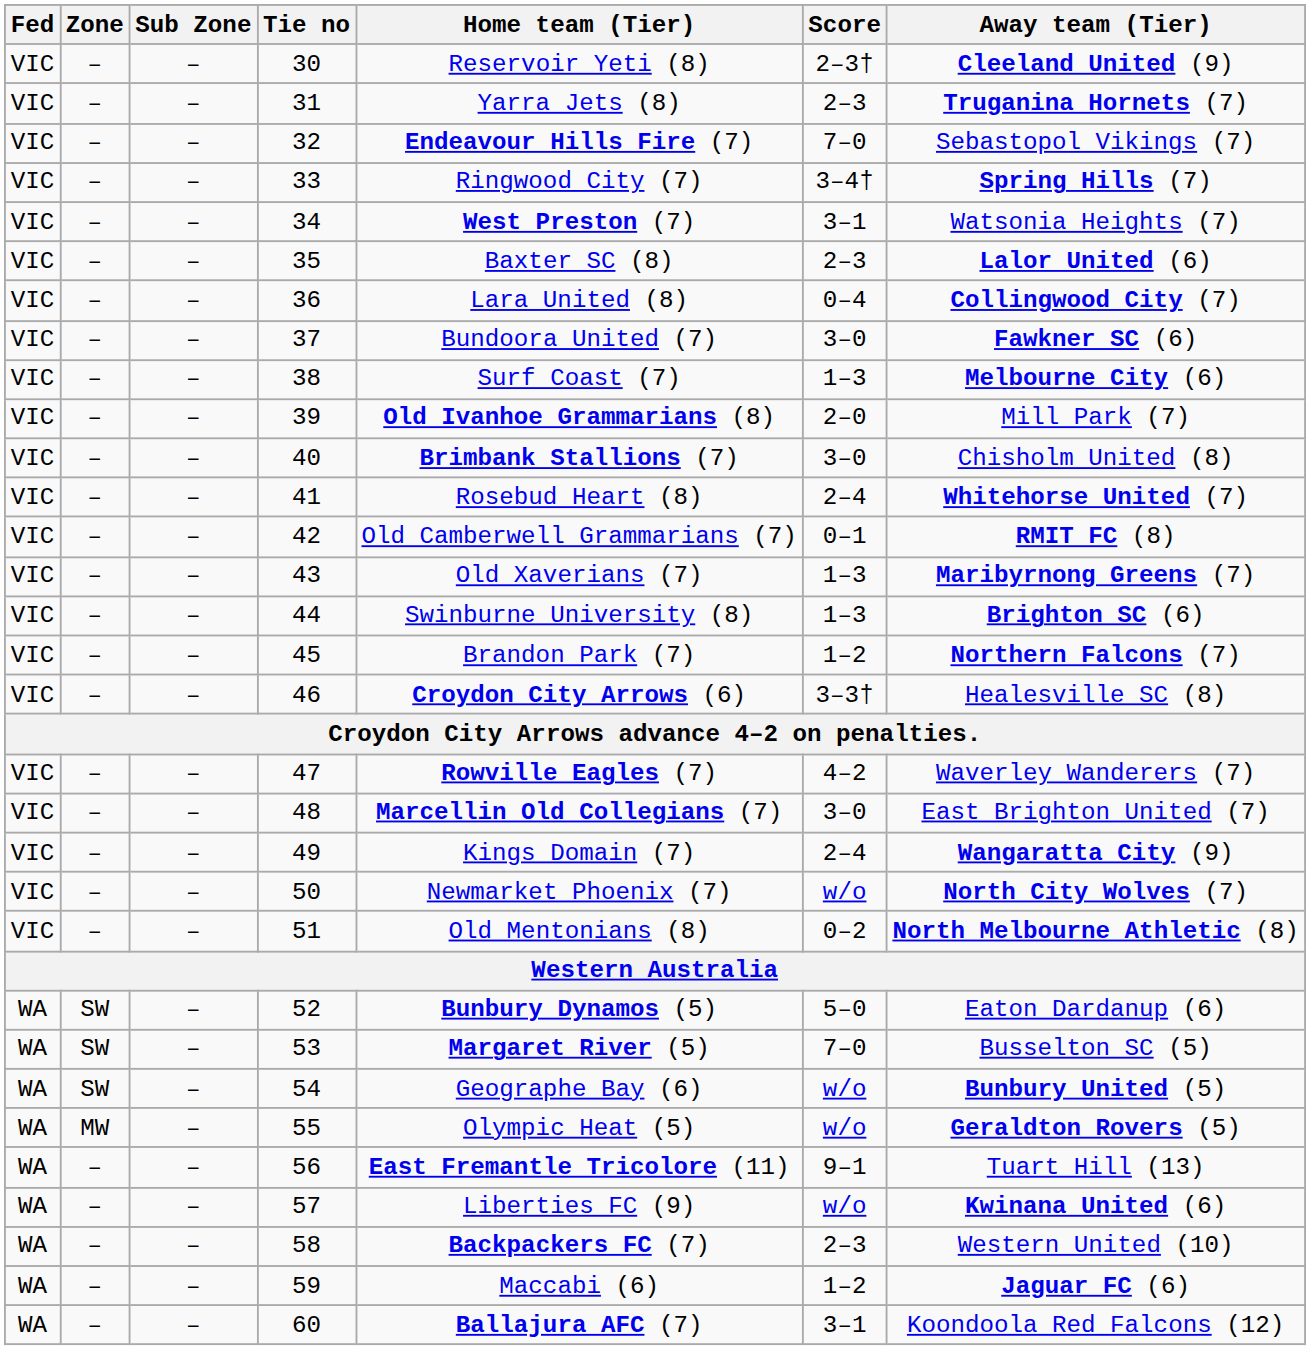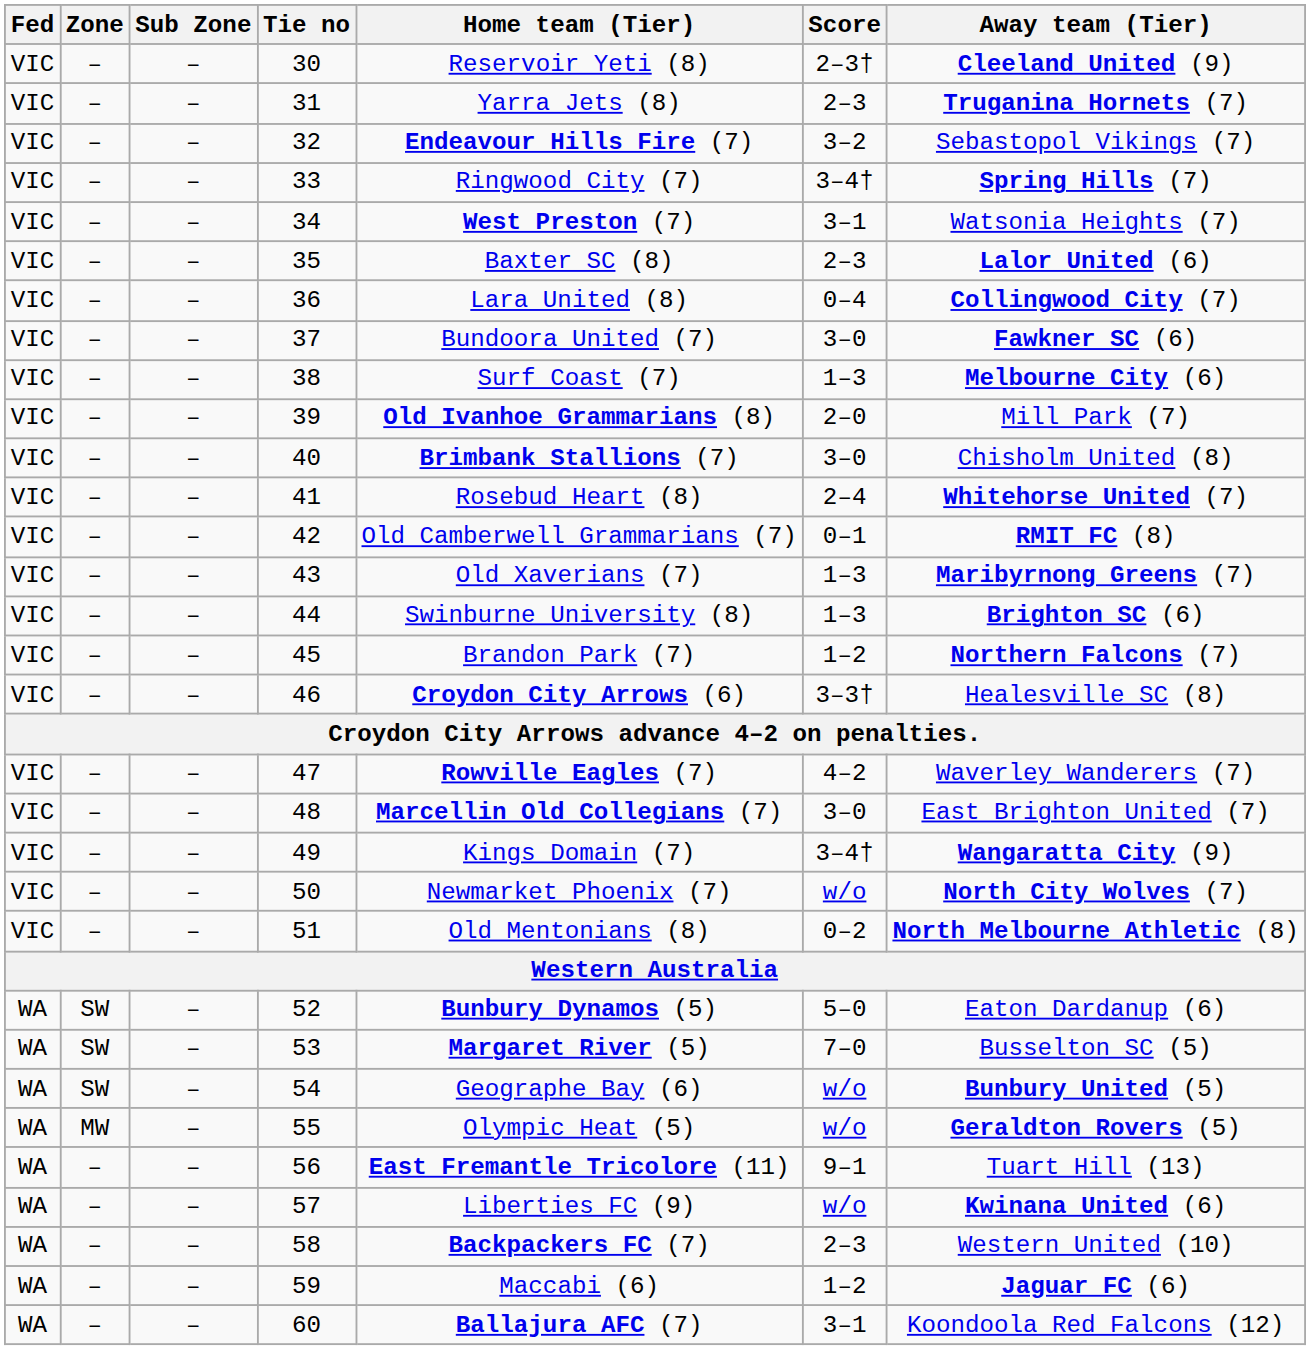(845, 143) 7–0 -> (845, 143) 3–2
(845, 852) 2–4 -> (845, 852) 3–4†
